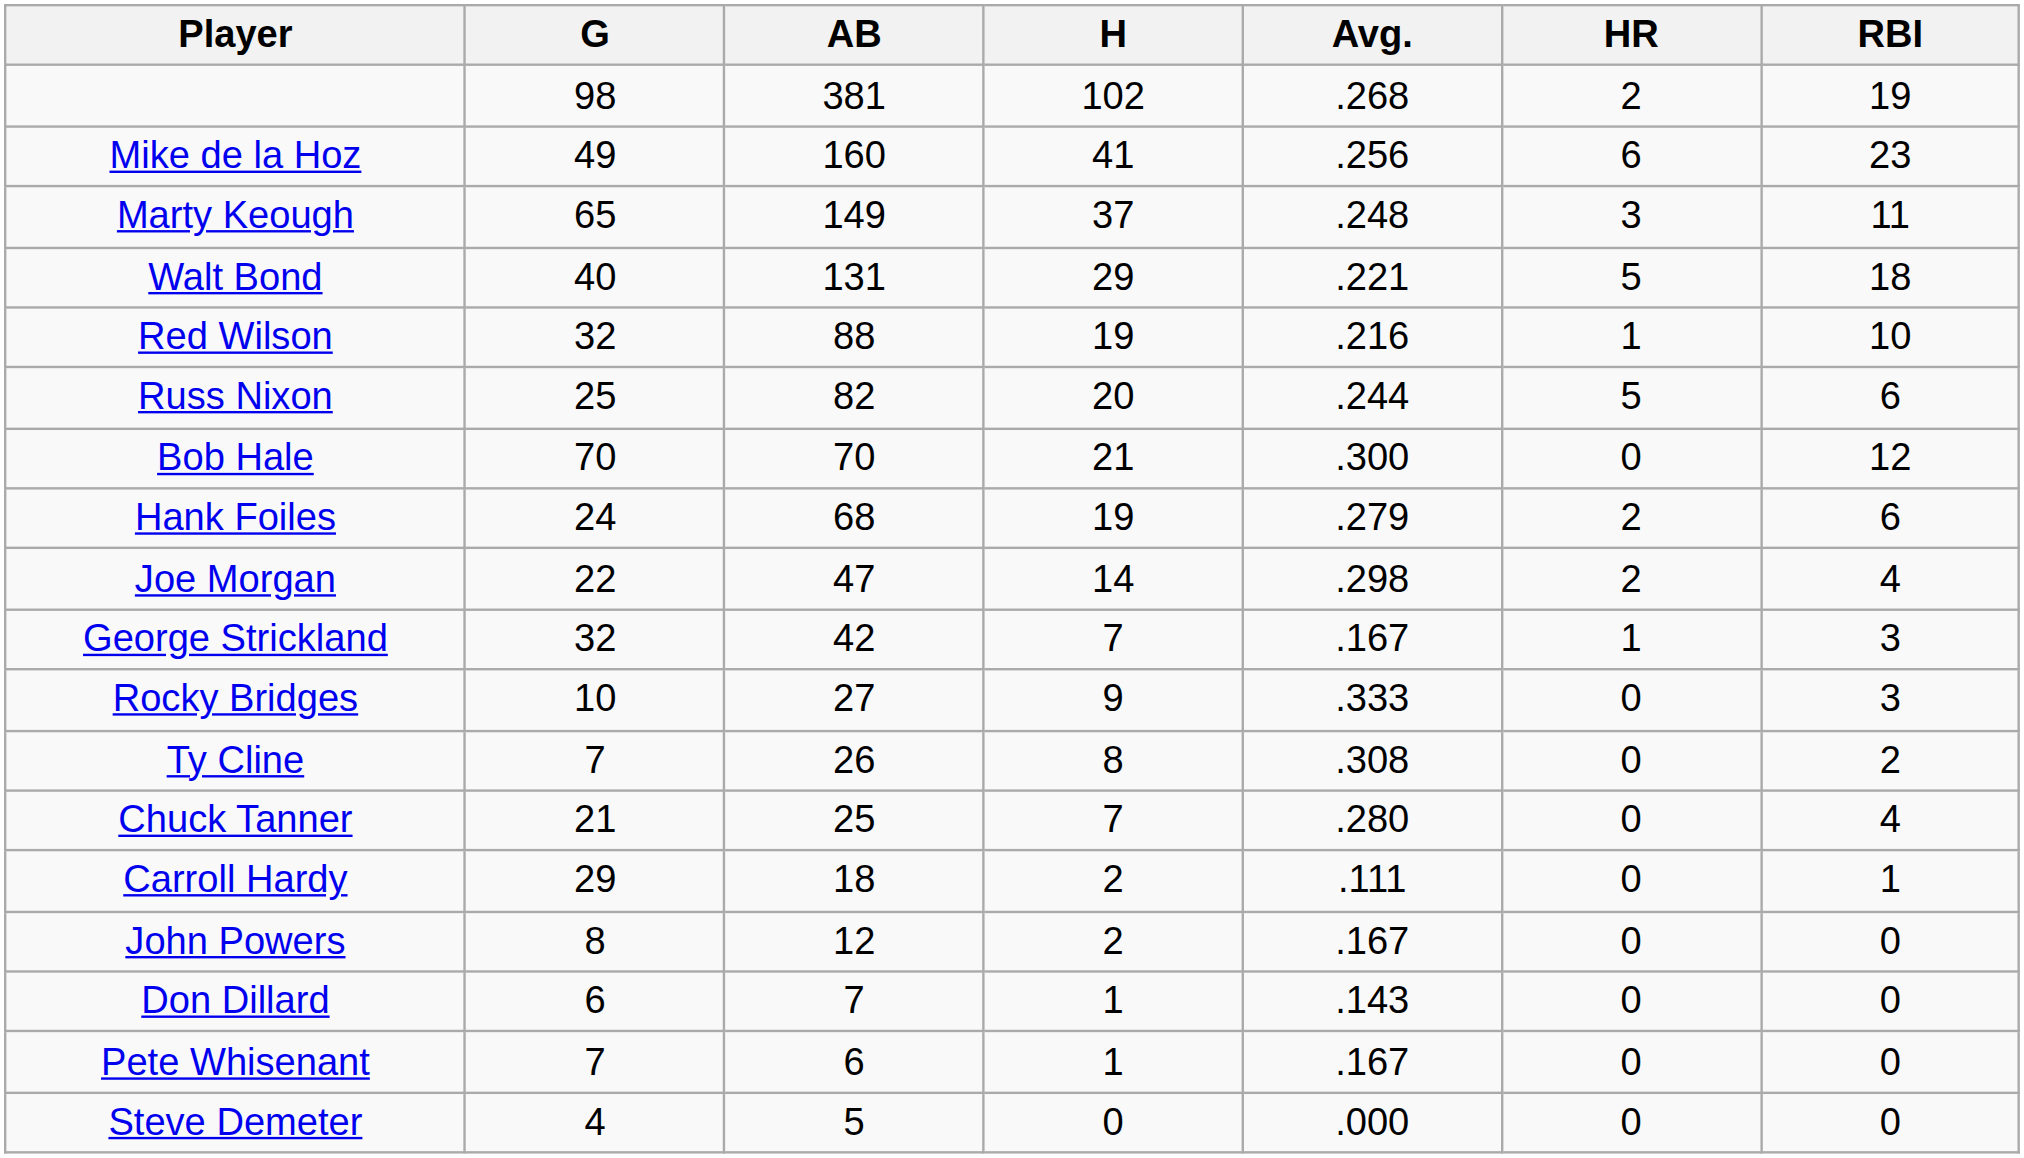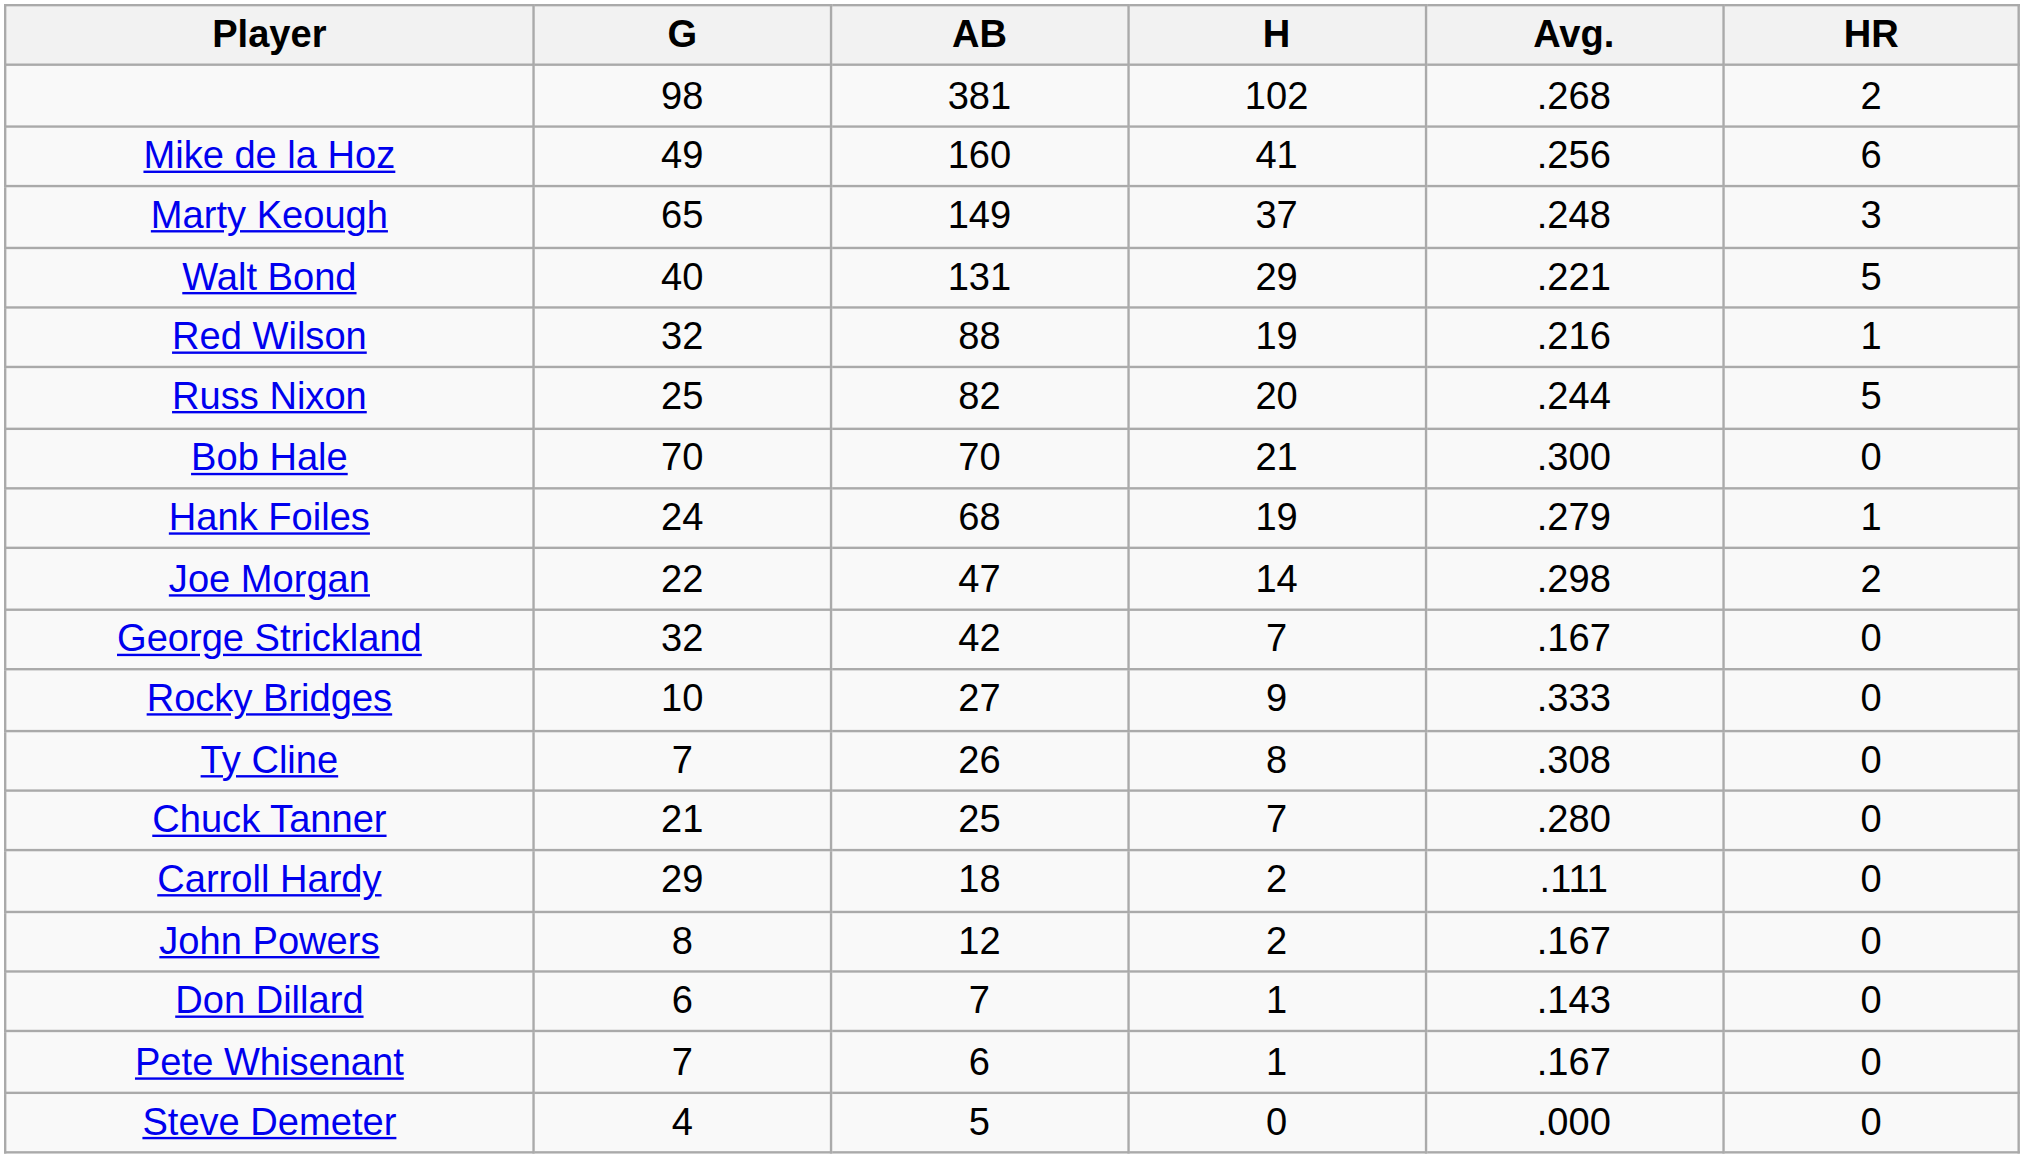- column: (1890, 34)
(1631, 517) 2 -> (1871, 517) 1
(1631, 638) 1 -> (1871, 638) 0
